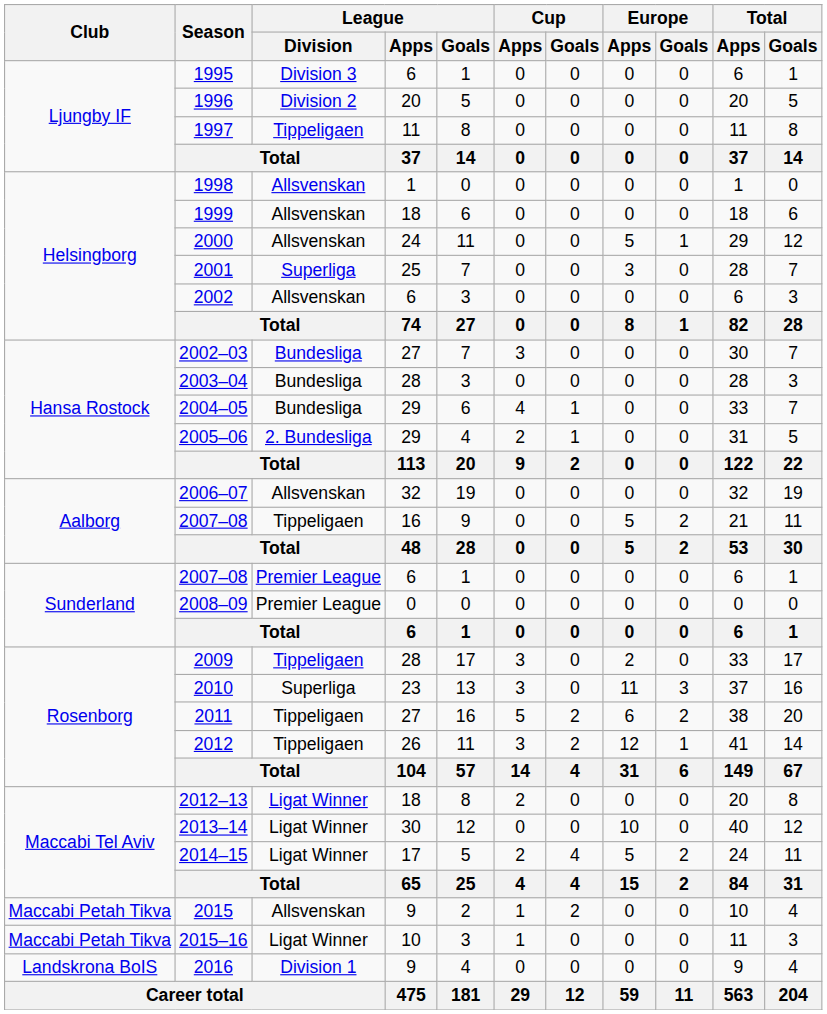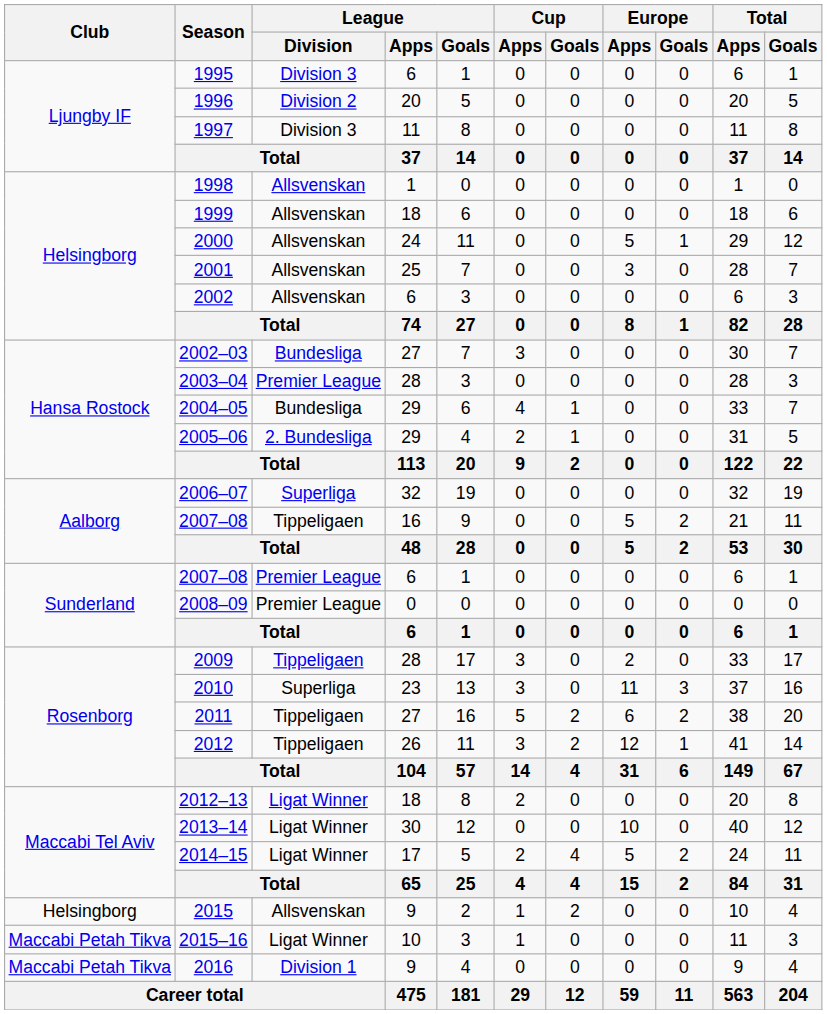(318, 130) Tippeligaen -> (318, 130) Division 3
(318, 269) Superliga -> (318, 269) Allsvenskan
(318, 381) Bundesliga -> (318, 381) Premier League
(318, 492) Allsvenskan -> (318, 492) Superliga
(90, 911) Maccabi Petah Tikva -> (90, 911) Helsingborg
(90, 967) Landskrona BoIS -> (90, 967) Maccabi Petah Tikva
